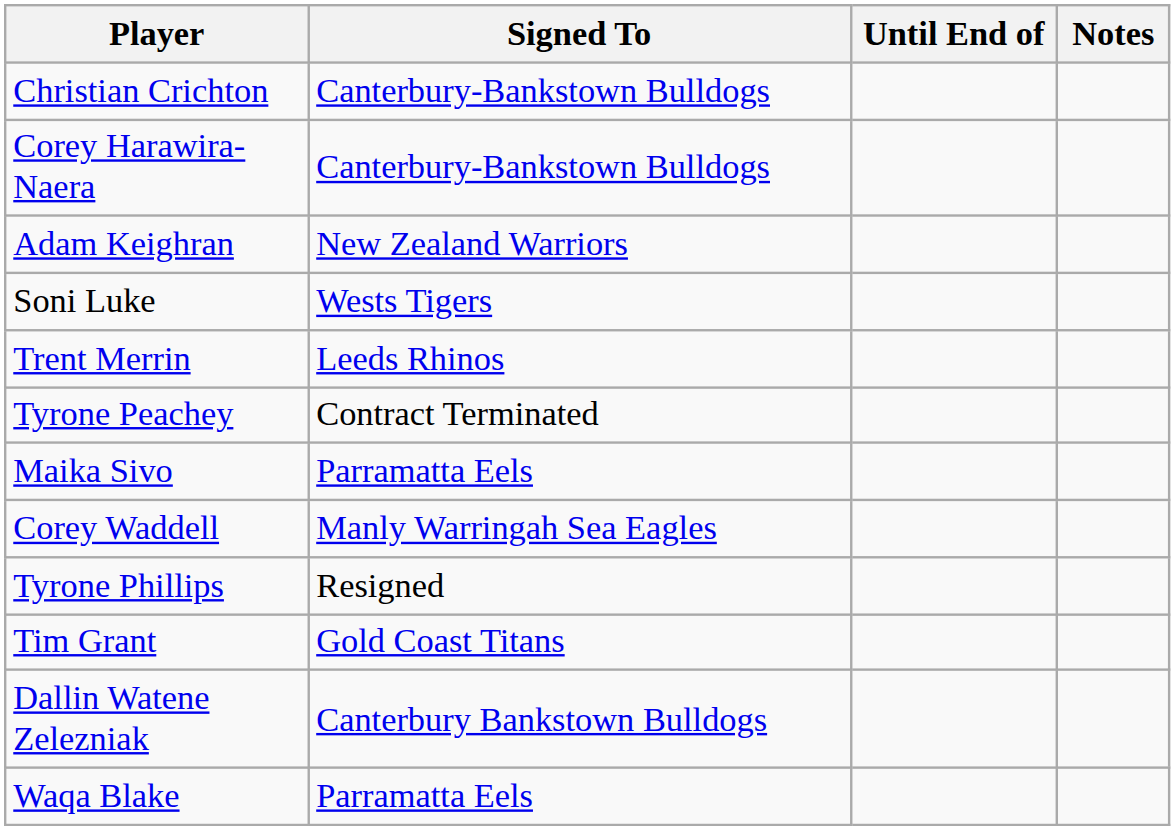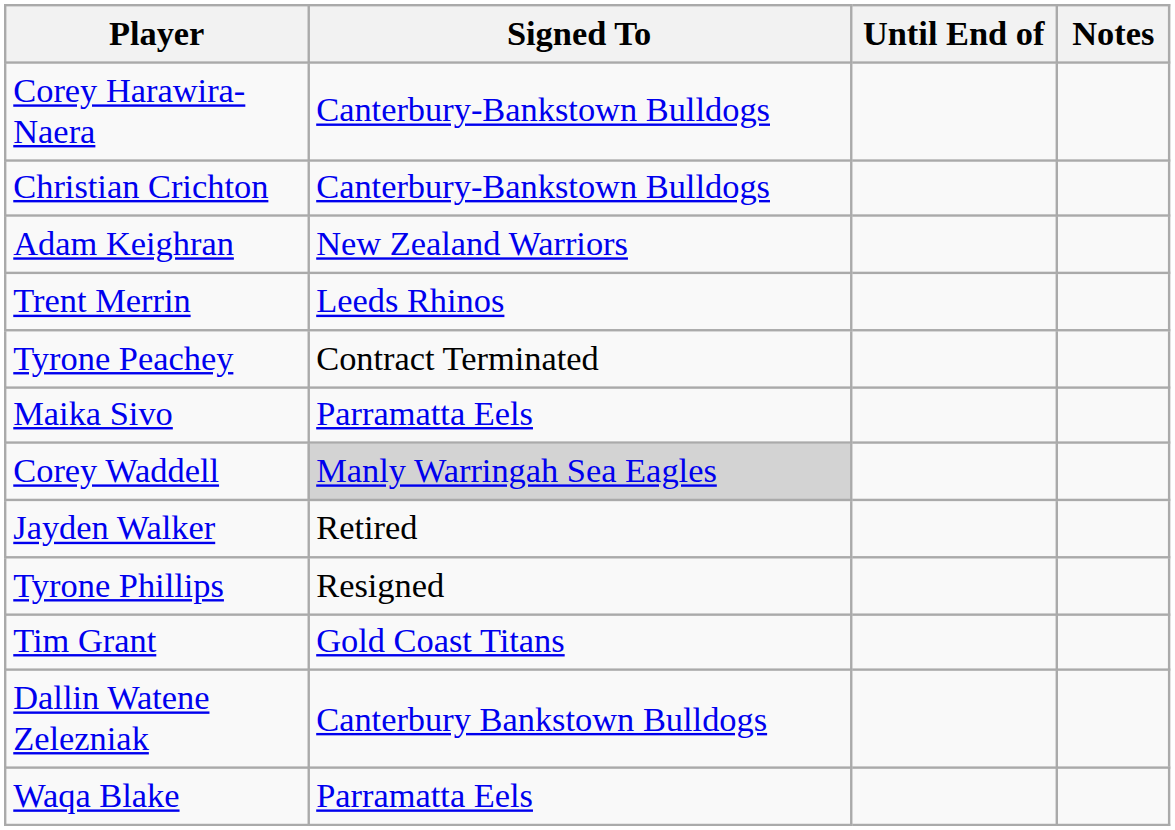rows swapped: (141, 90) <-> (129, 167)
- row: (84, 300)
(517, 528) no background -> (517, 471) lightgrey background
+ row: (114, 528)
